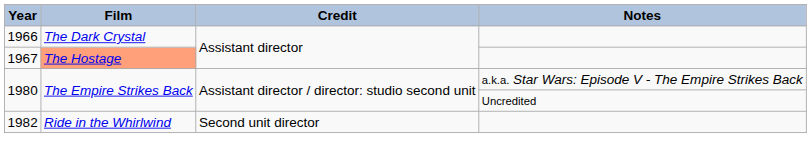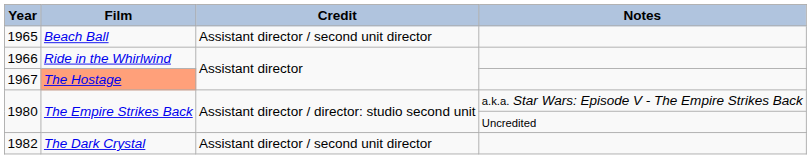+ row: (23, 37)
(95, 37) The Dark Crystal -> (107, 58) Ride in the Whirlwind
(107, 122) Ride in the Whirlwind -> (95, 144) The Dark Crystal
(259, 122) Second unit director -> (315, 144) Assistant director / second unit director
